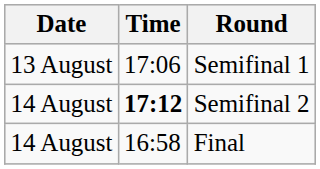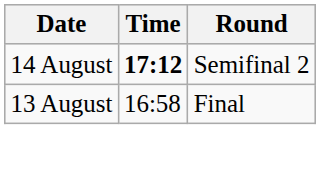- row: (252, 63)
(62, 143) 14 August -> (62, 103) 13 August
